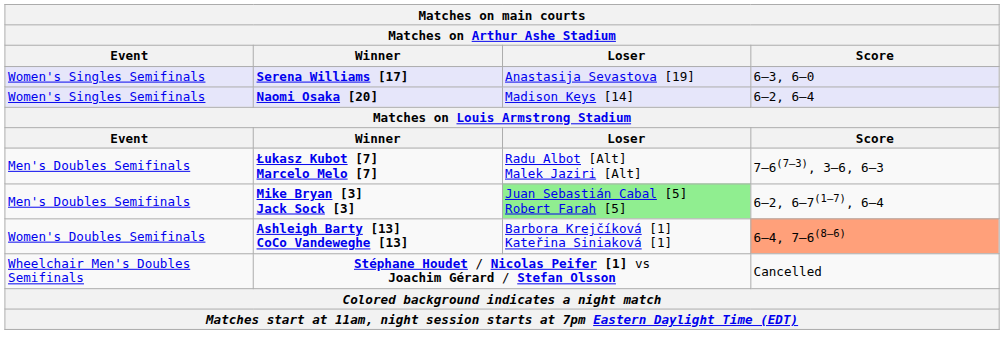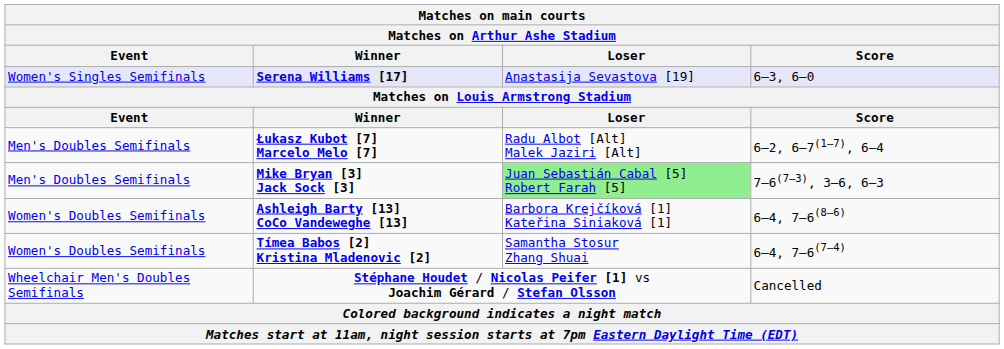- row: (317, 97)
(819, 166) 7–6(7–3), 3–6, 6–3 -> (819, 145) 6–2, 6–7(1–7), 6–4
(819, 201) 6–2, 6–7(1–7), 6–4 -> (819, 180) 7–6(7–3), 3–6, 6–3
(800, 236) lightsalmon background -> (800, 216) no background
+ row: (344, 251)
